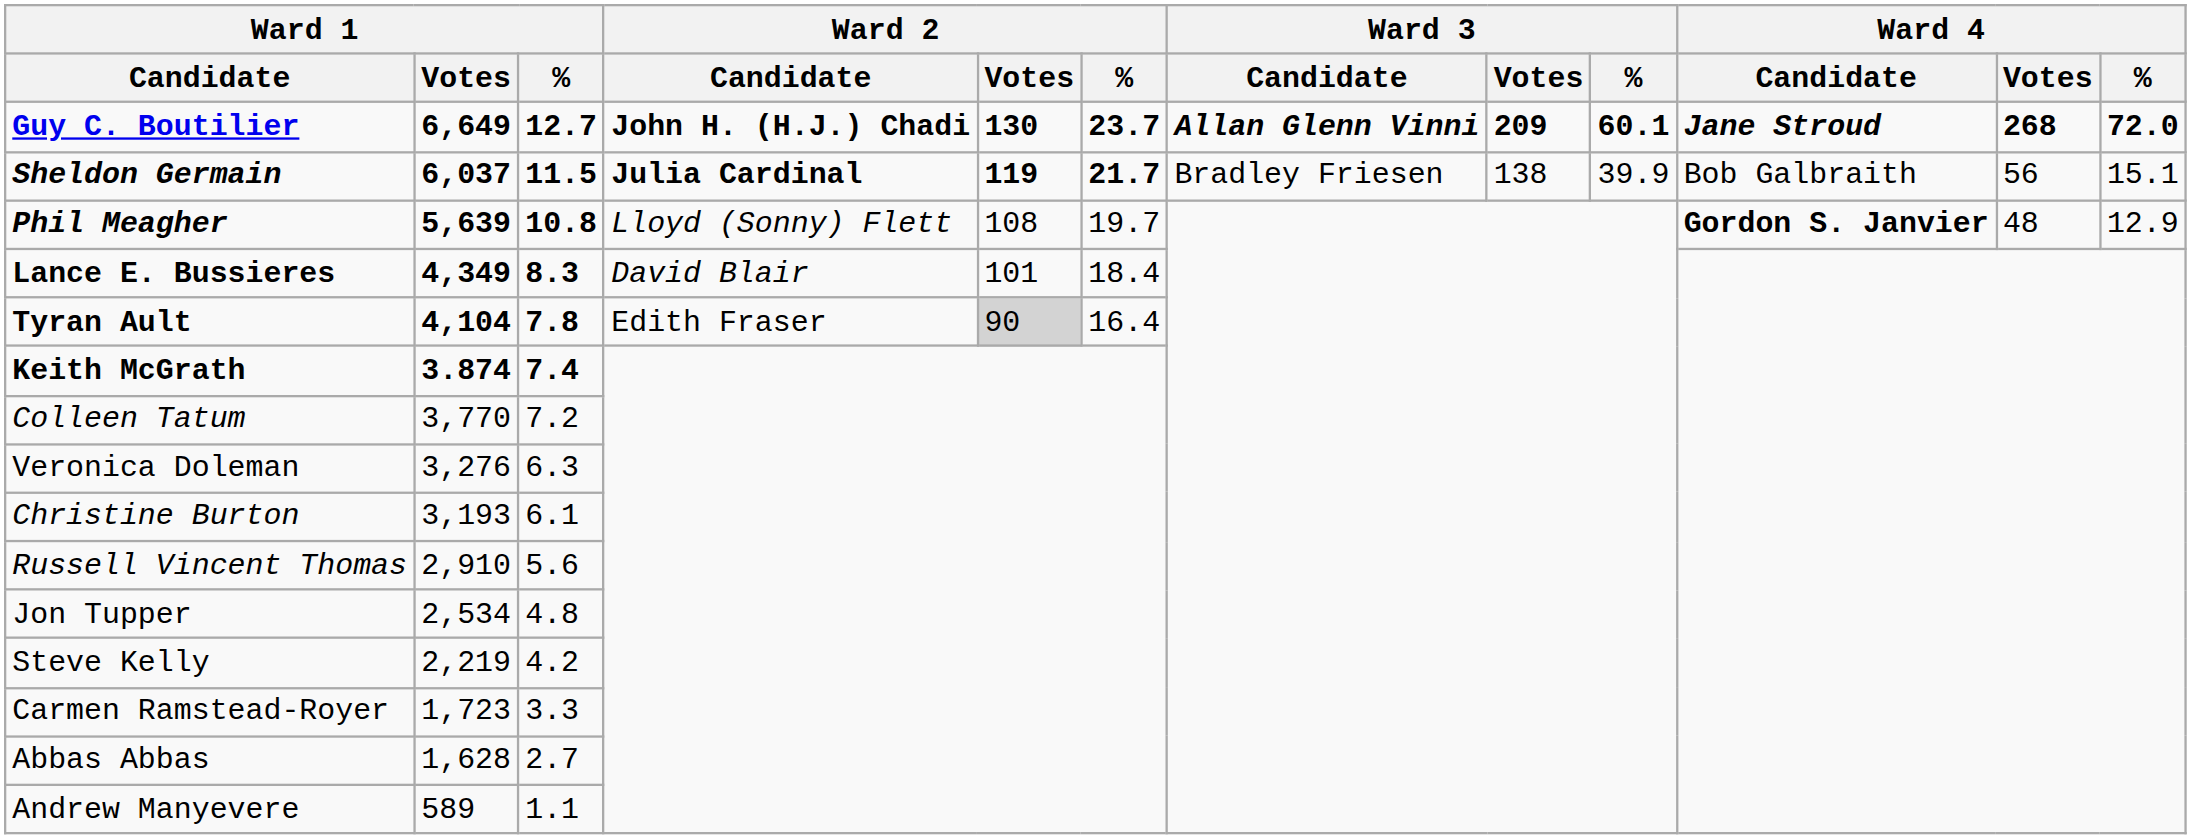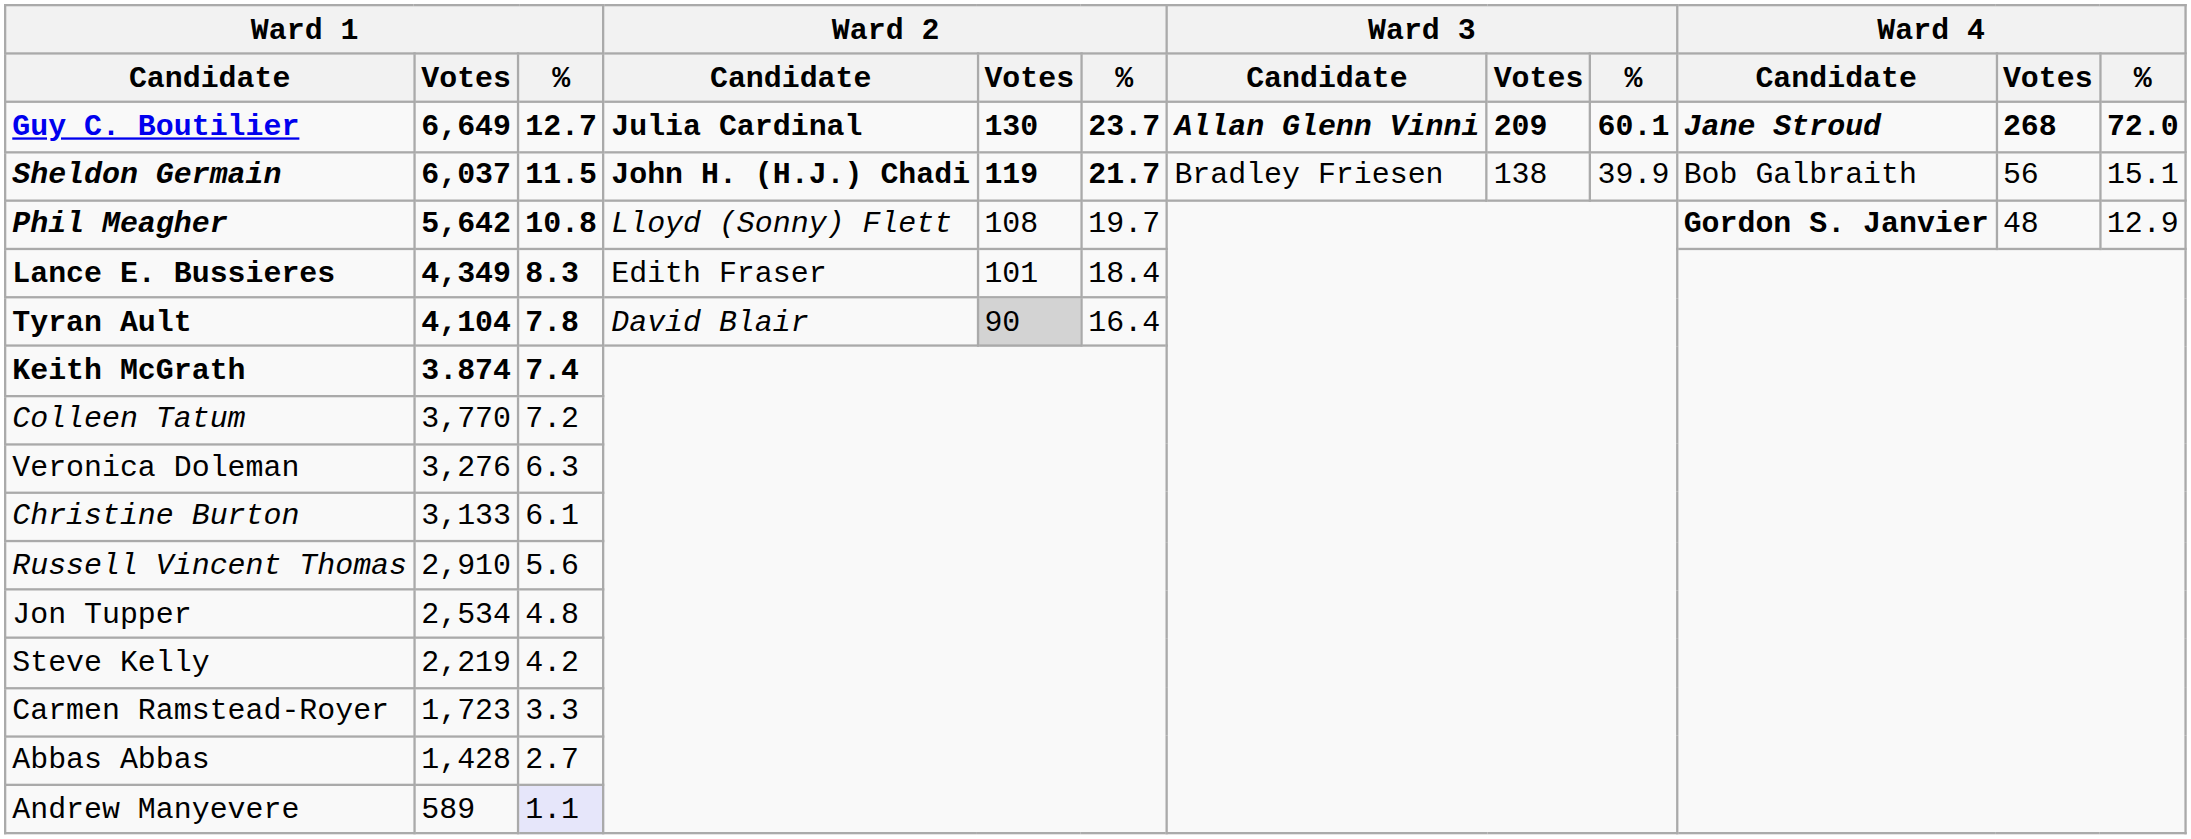(791, 127) John H. (H.J.) Chadi -> (737, 127) Julia Cardinal
(737, 176) Julia Cardinal -> (791, 176) John H. (H.J.) Chadi
(466, 224) 5,639 -> (466, 224) 5,642
(710, 273) David Blair -> (719, 273) Edith Fraser
(719, 322) Edith Fraser -> (710, 322) David Blair
(466, 517) 3,193 -> (466, 517) 3,133
(466, 760) 1,628 -> (466, 760) 1,428
(552, 809) no background -> (552, 809) lavender background
